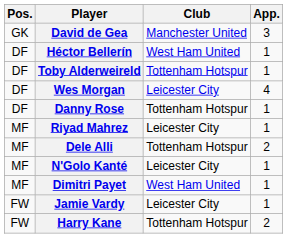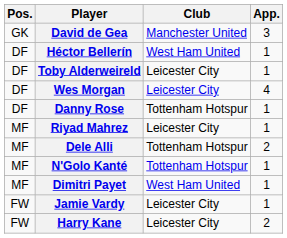(197, 71) Tottenham Hotspur -> (183, 71) Leicester City
(183, 166) Leicester City -> (197, 166) Tottenham Hotspur
(197, 223) Tottenham Hotspur -> (183, 223) Leicester City
